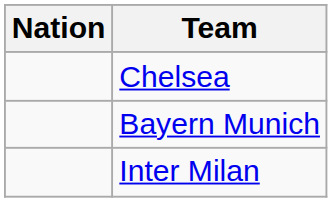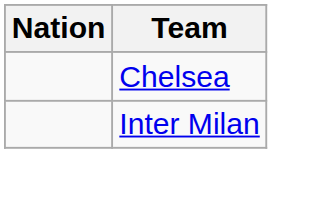- row: (220, 123)
